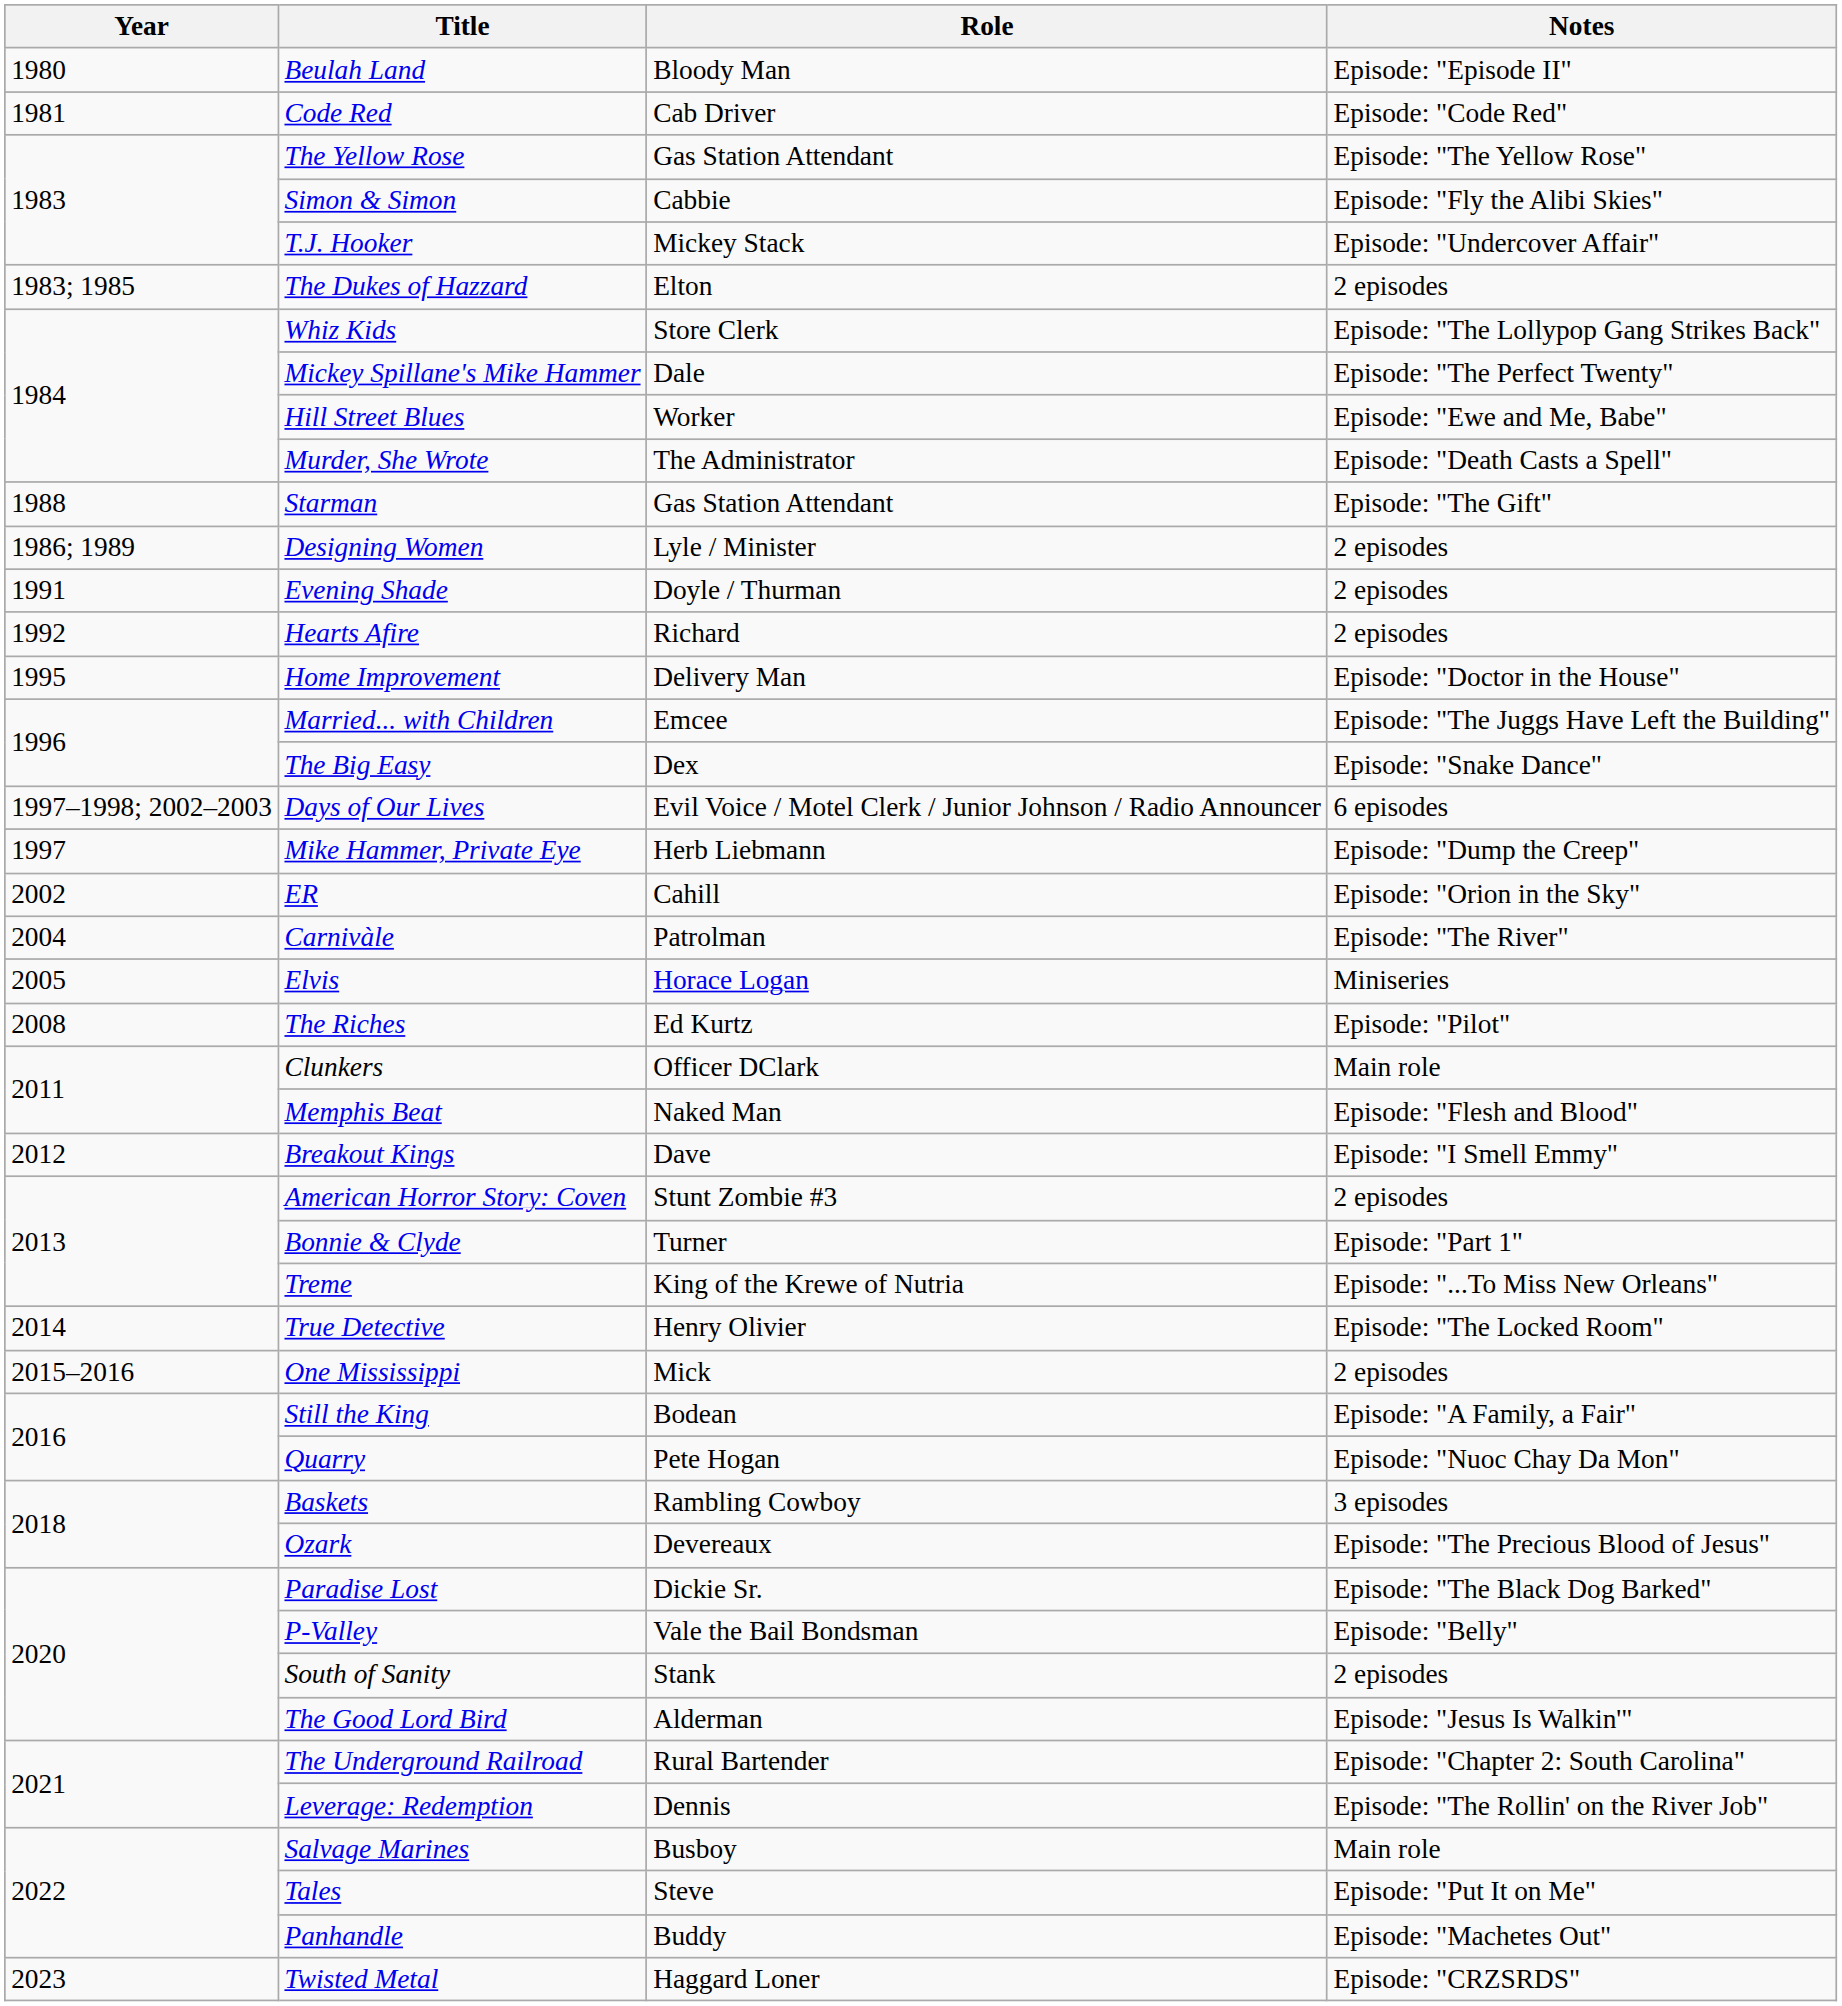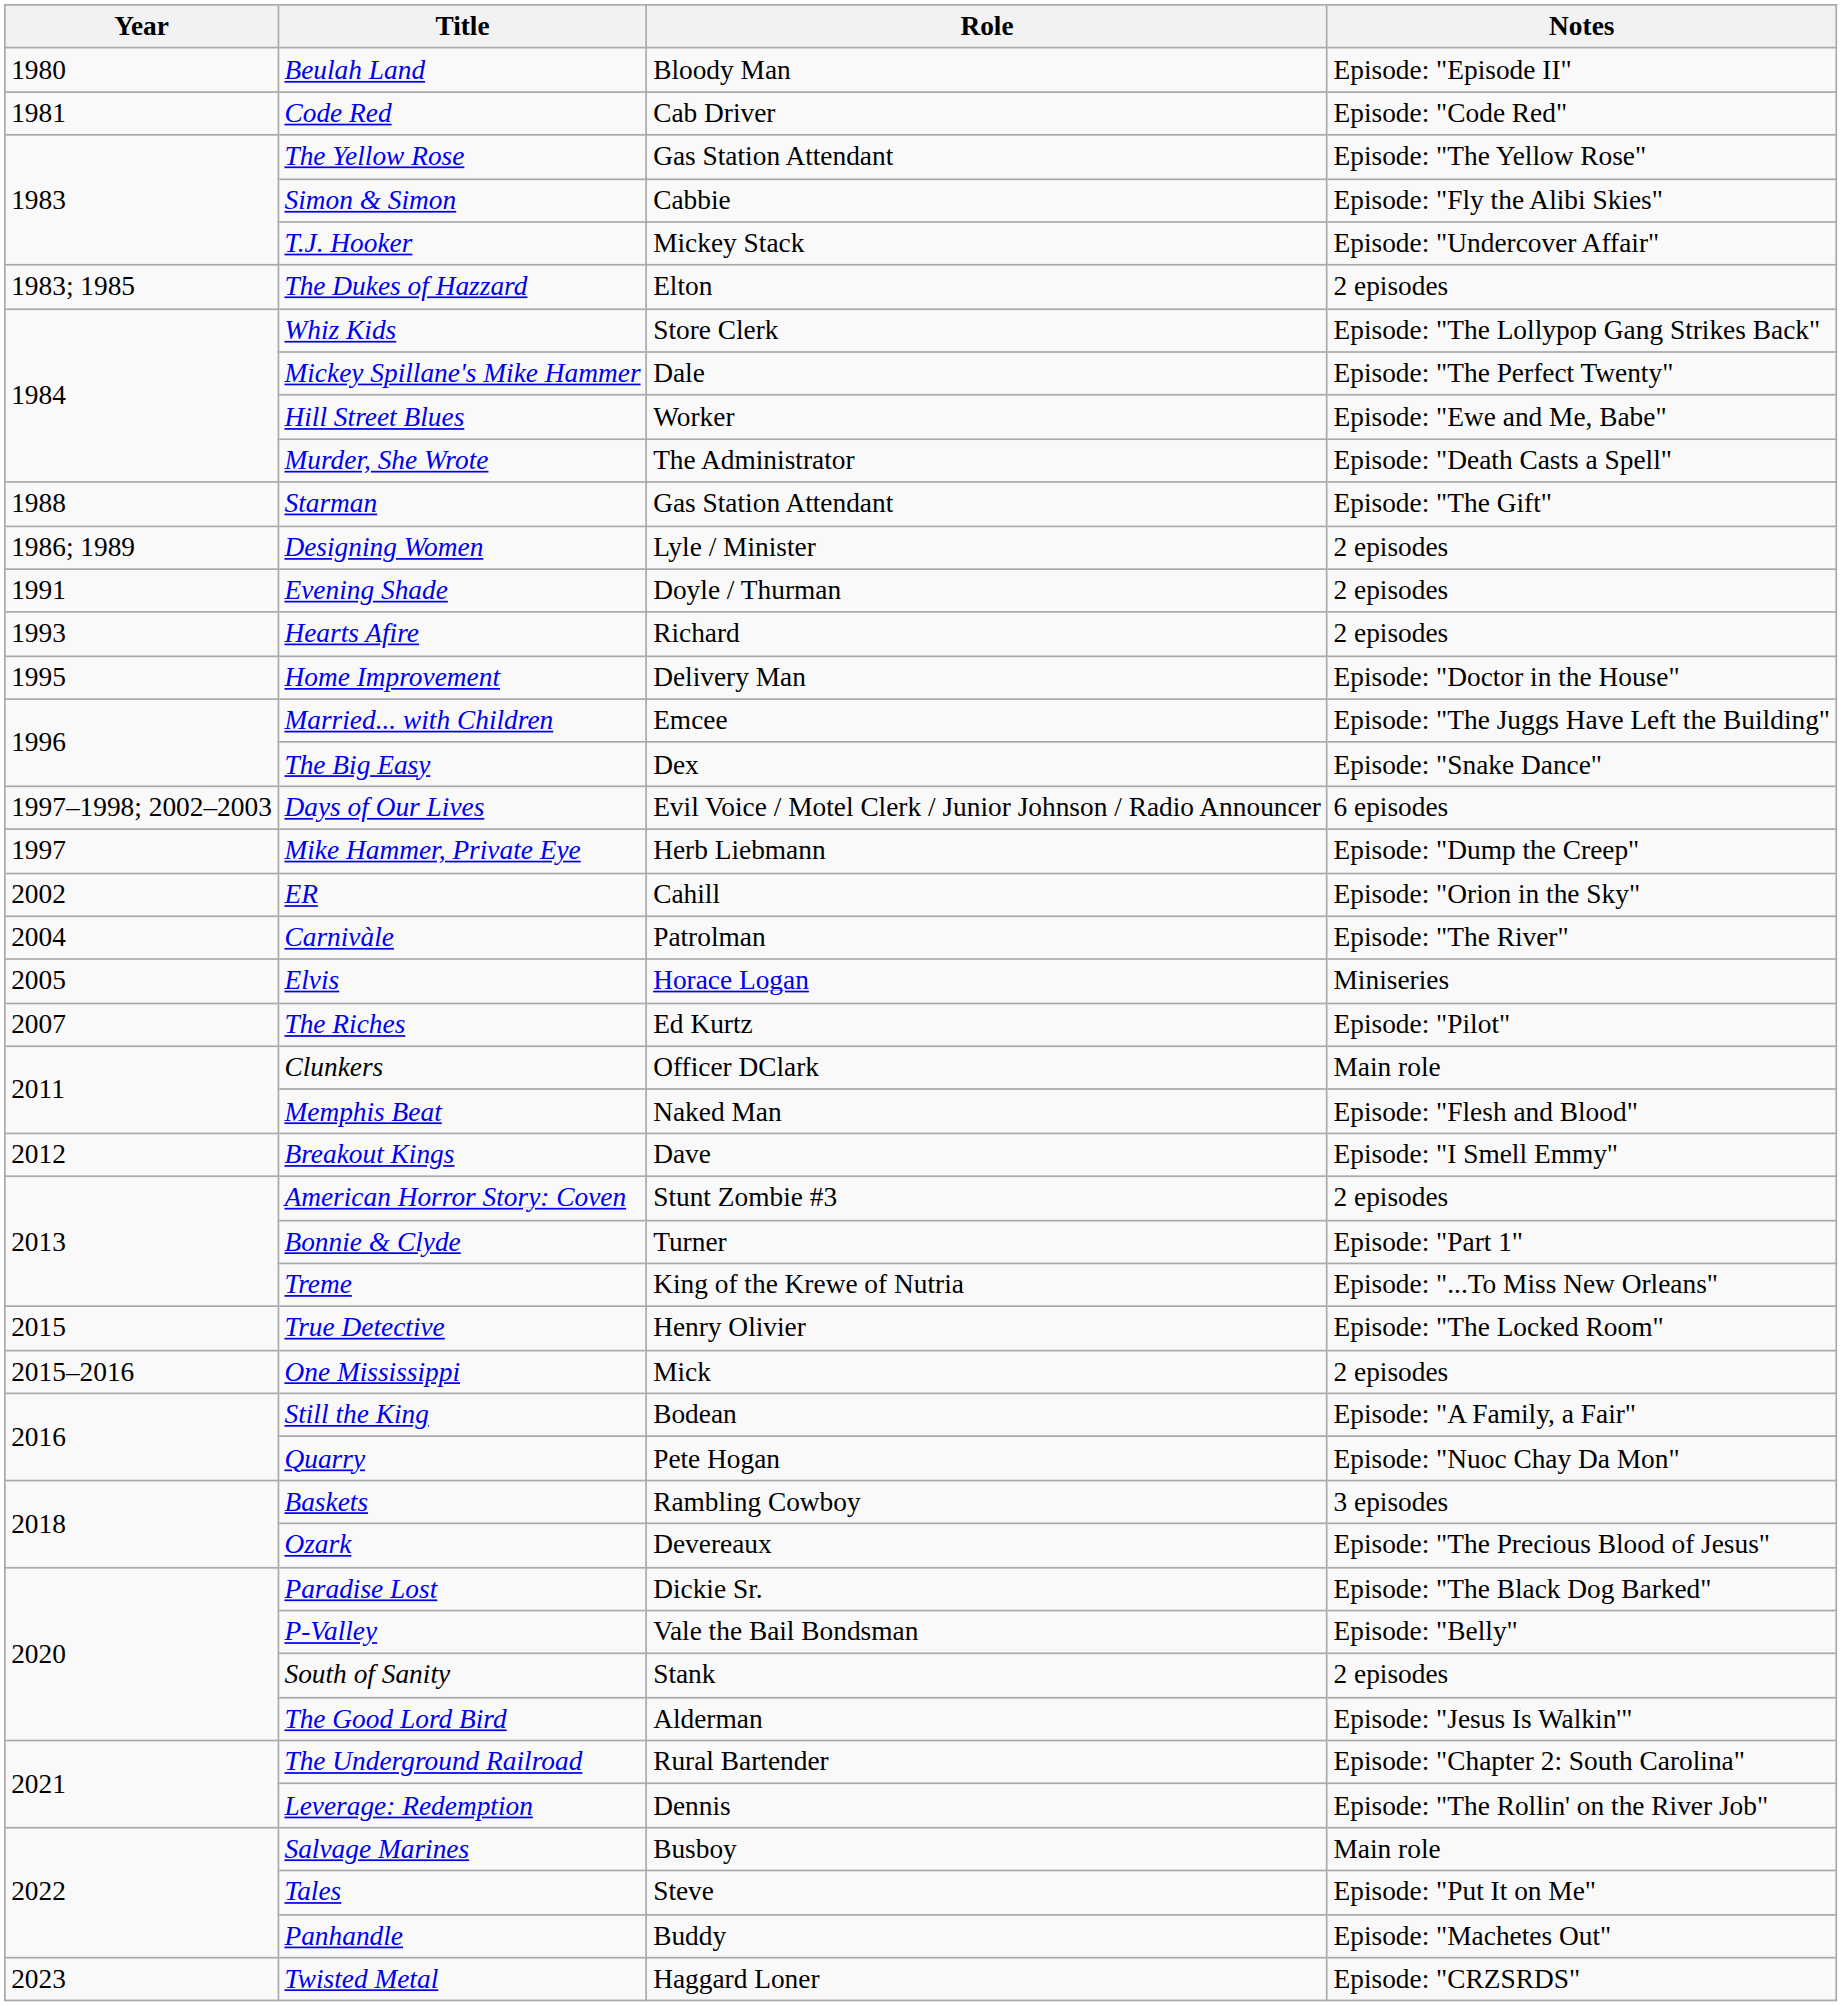(39, 633) 1992 -> (39, 633) 1993
(39, 1024) 2008 -> (39, 1024) 2007
(39, 1327) 2014 -> (39, 1327) 2015
